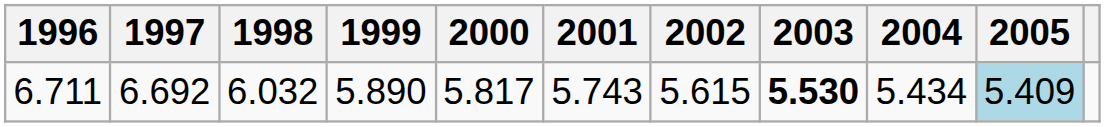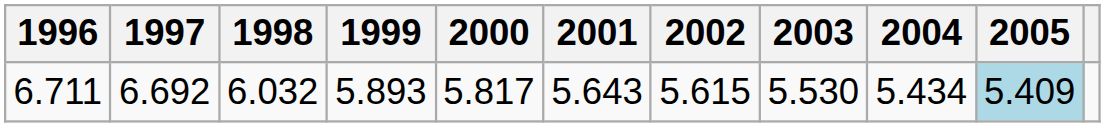(381, 91) 5.890 -> (381, 91) 5.893
(597, 91) 5.743 -> (597, 91) 5.643
(813, 91) bold -> (813, 91) normal
